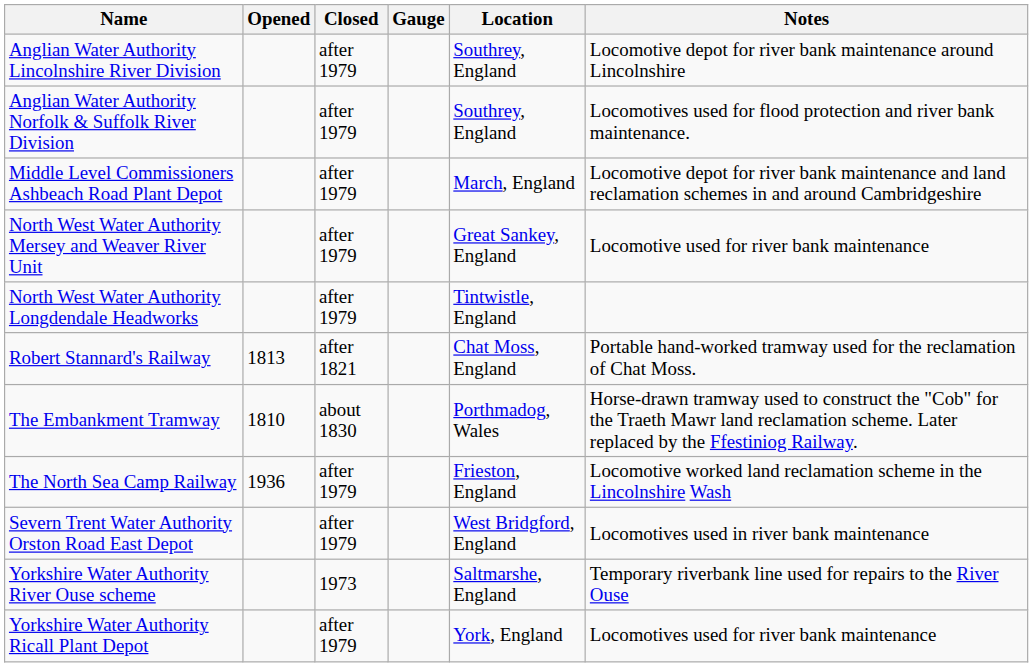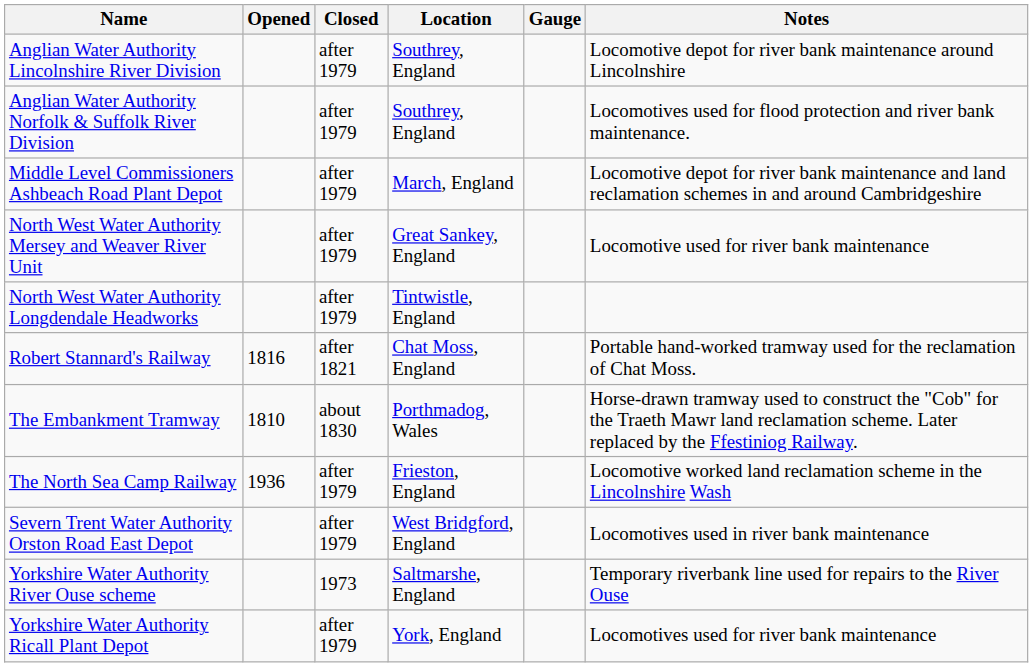columns swapped: (418, 19) <-> (517, 19)
(266, 358) 1813 -> (266, 358) 1816
